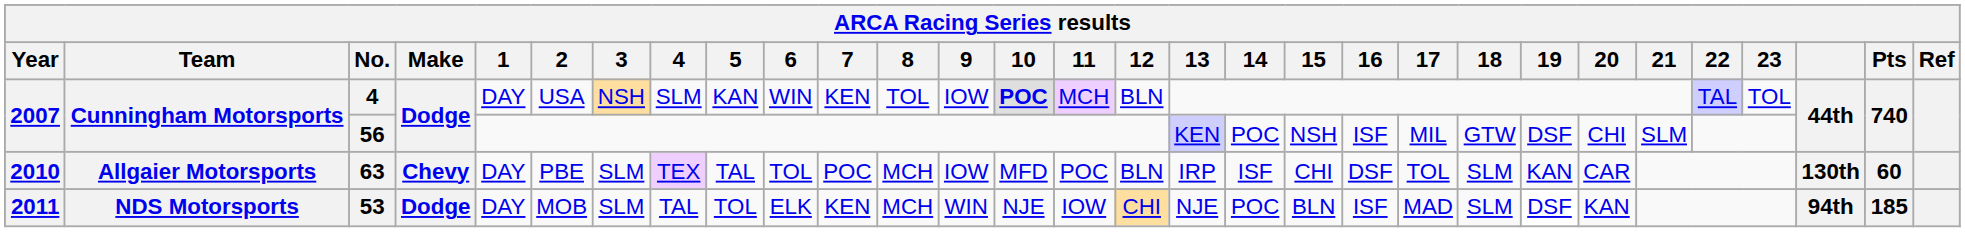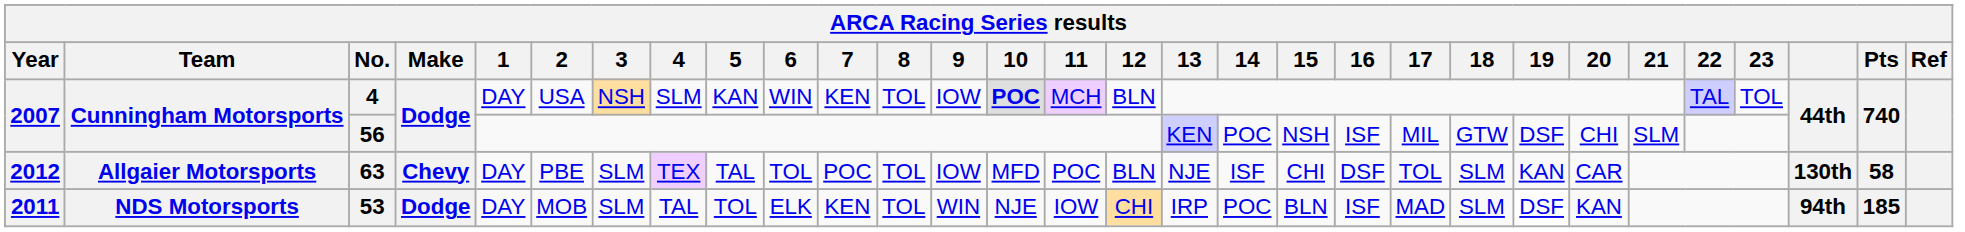(35, 170) 2010 -> (35, 170) 2012
(908, 170) MCH -> (904, 170) TOL
(1197, 170) IRP -> (1189, 170) NJE
(1889, 170) 60 -> (1881, 170) 58
(908, 207) MCH -> (904, 207) TOL
(1197, 207) NJE -> (1189, 207) IRP
